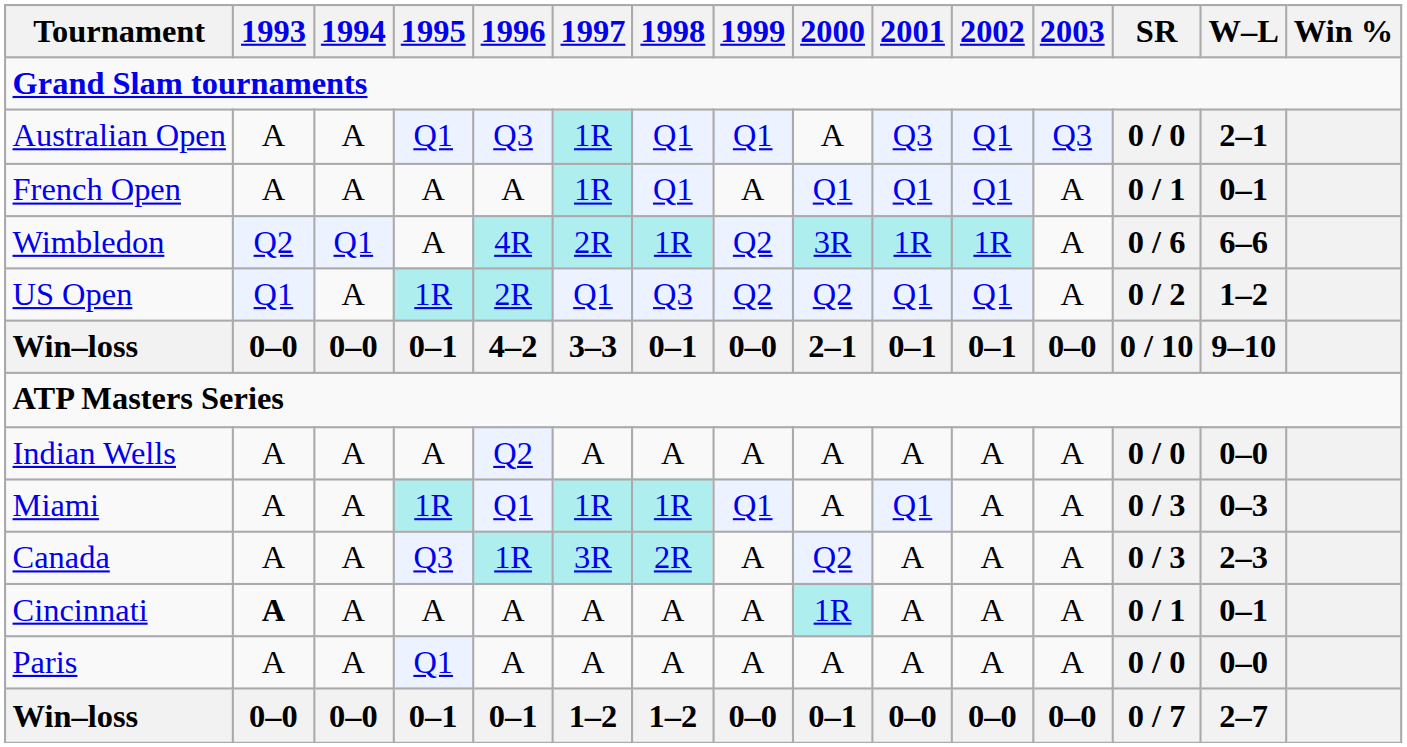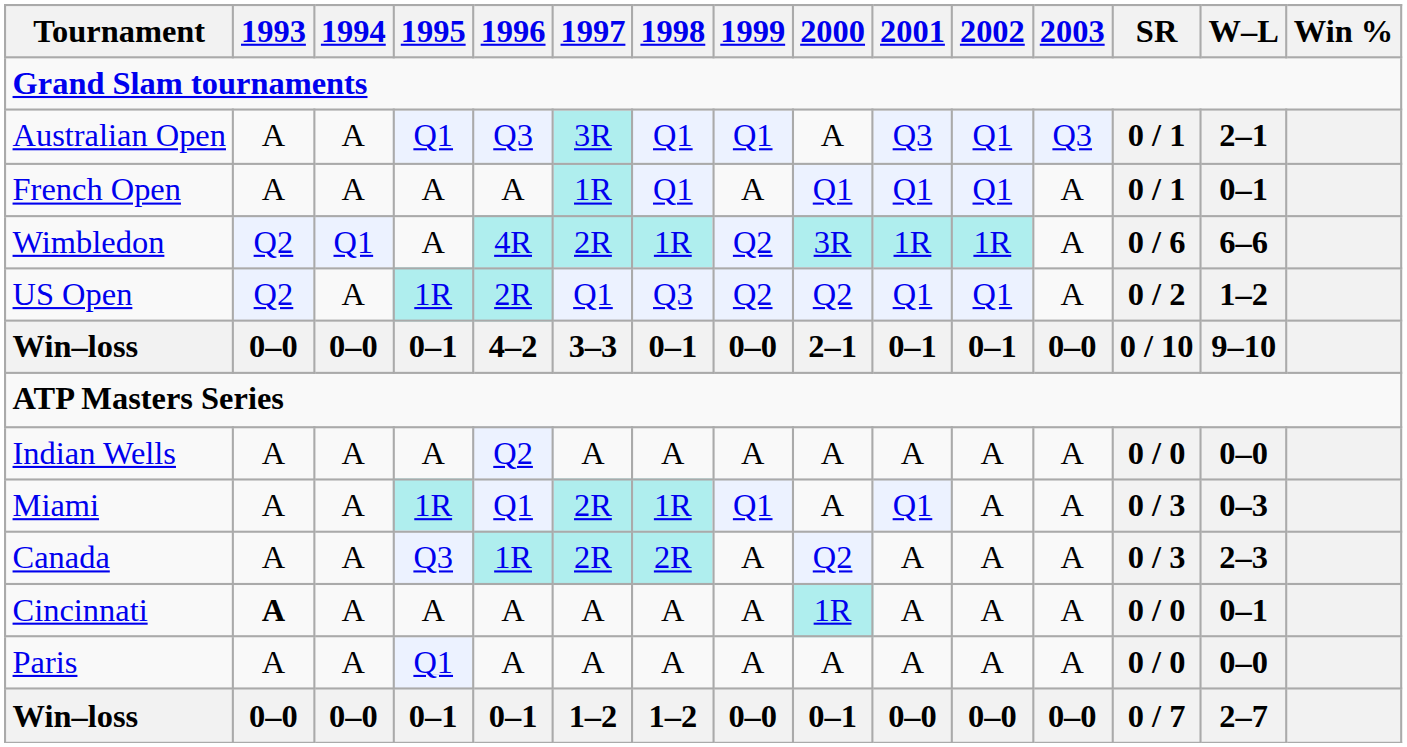(593, 135) 1R -> (593, 135) 3R
(1157, 135) 0 / 0 -> (1157, 135) 0 / 1
(273, 293) Q1 -> (273, 293) Q2
(593, 504) 1R -> (593, 504) 2R
(593, 556) 3R -> (593, 556) 2R
(1157, 609) 0 / 1 -> (1157, 609) 0 / 0
